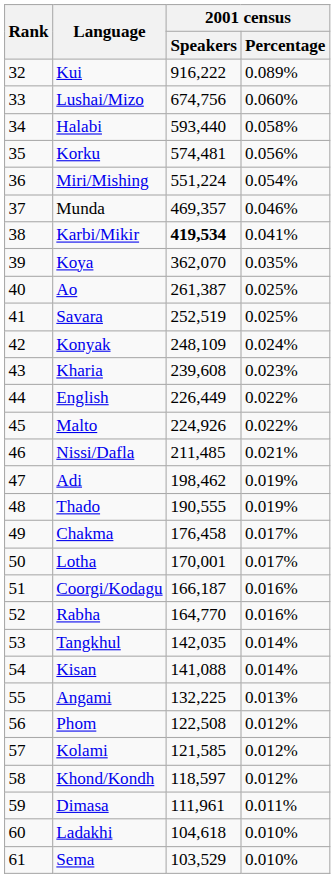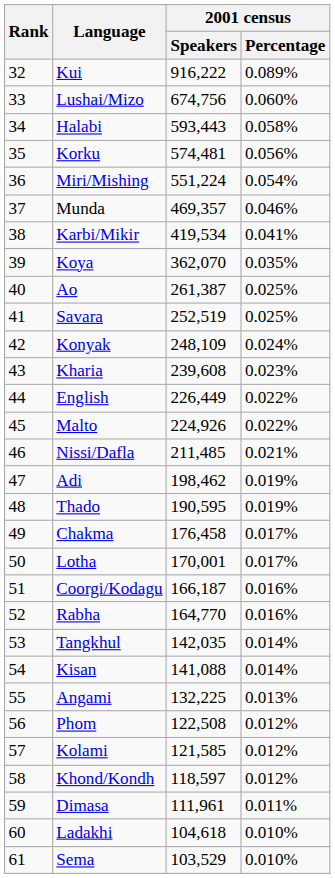(198, 126) 593,440 -> (198, 126) 593,443
(198, 235) bold -> (198, 235) normal
(198, 506) 190,555 -> (198, 506) 190,595
